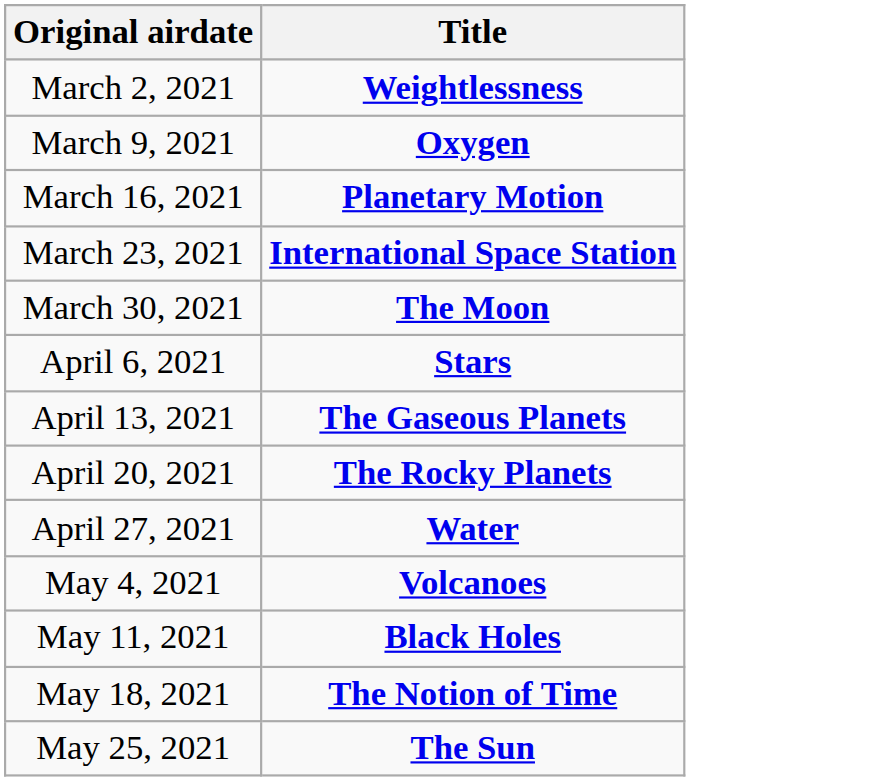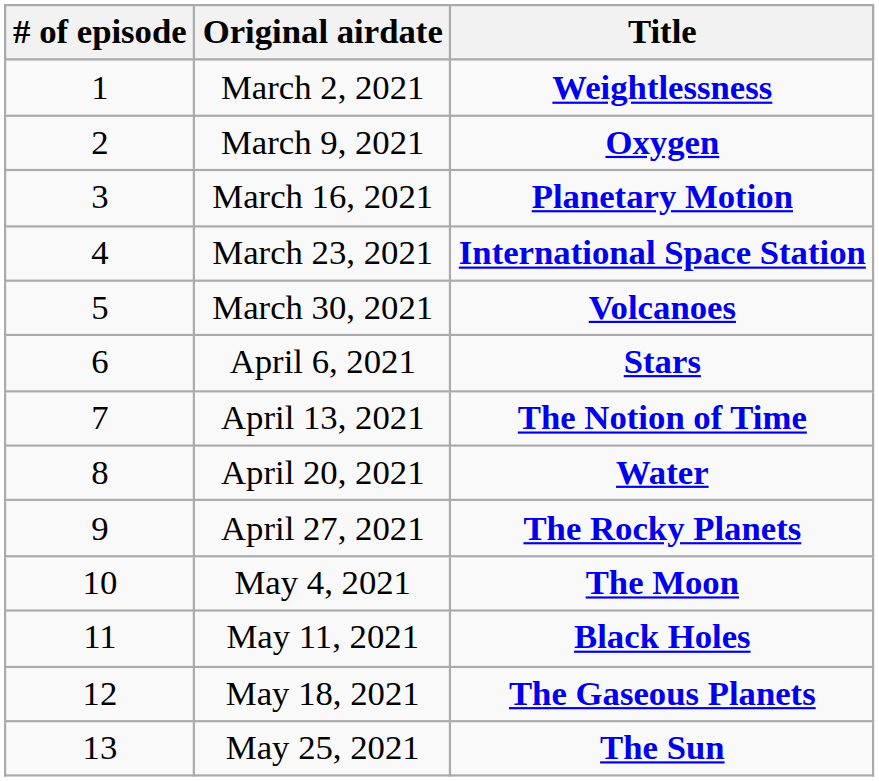+ column: (100, 32)
(473, 307) The Moon -> (662, 307) Volcanoes
(473, 417) The Gaseous Planets -> (662, 417) The Notion of Time
(473, 472) The Rocky Planets -> (662, 472) Water
(473, 527) Water -> (662, 527) The Rocky Planets
(473, 582) Volcanoes -> (662, 582) The Moon
(473, 692) The Notion of Time -> (662, 692) The Gaseous Planets
